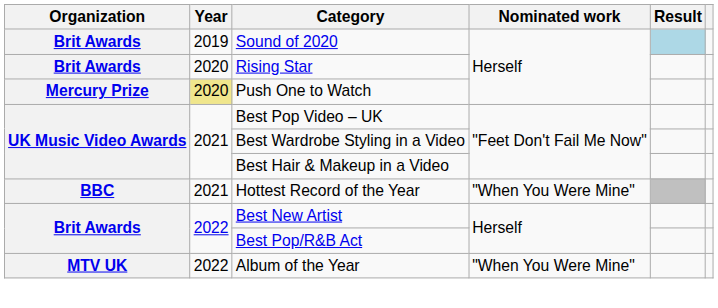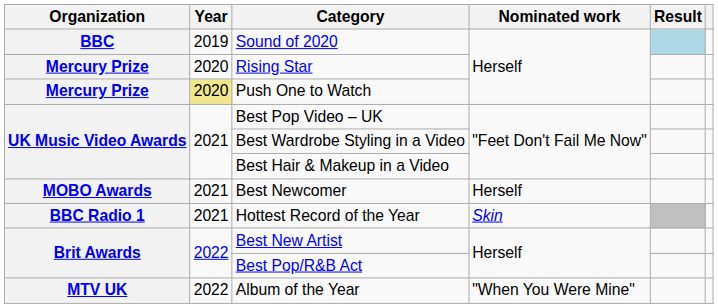(97, 41) Brit Awards -> (97, 41) BBC
(97, 66) Brit Awards -> (97, 66) Mercury Prize
+ row: (291, 191)
(97, 191) BBC -> (97, 215) BBC Radio 1
(553, 191) "When You Were Mine" -> (487, 215) Skin
